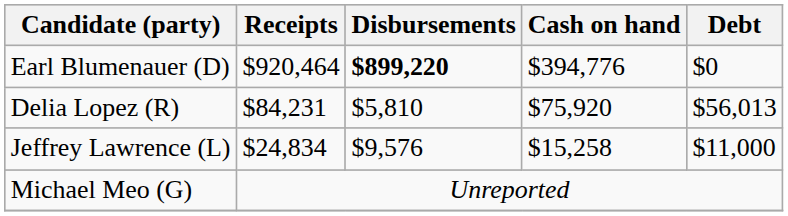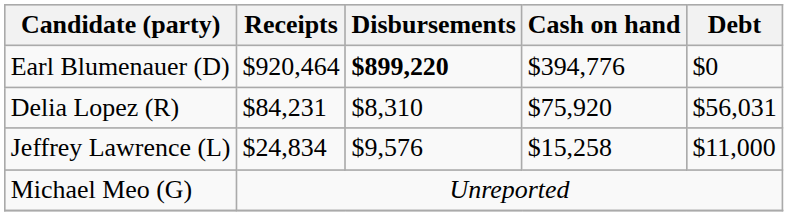(387, 107) $5,810 -> (387, 107) $8,310
(735, 107) $56,013 -> (735, 107) $56,031
